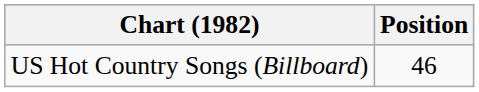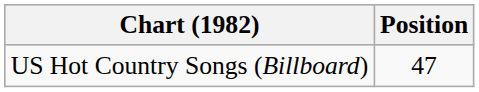(424, 65) 46 -> (424, 65) 47
